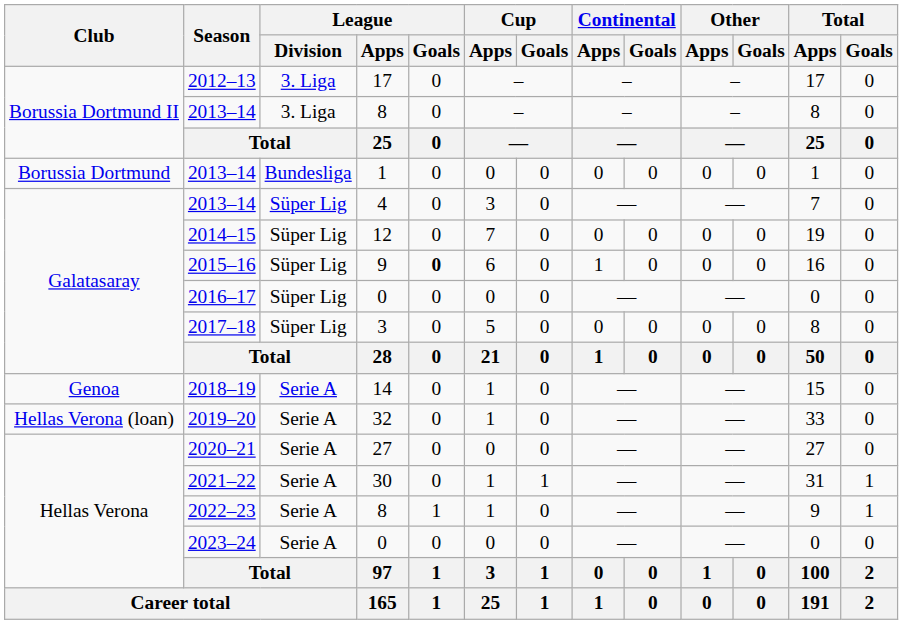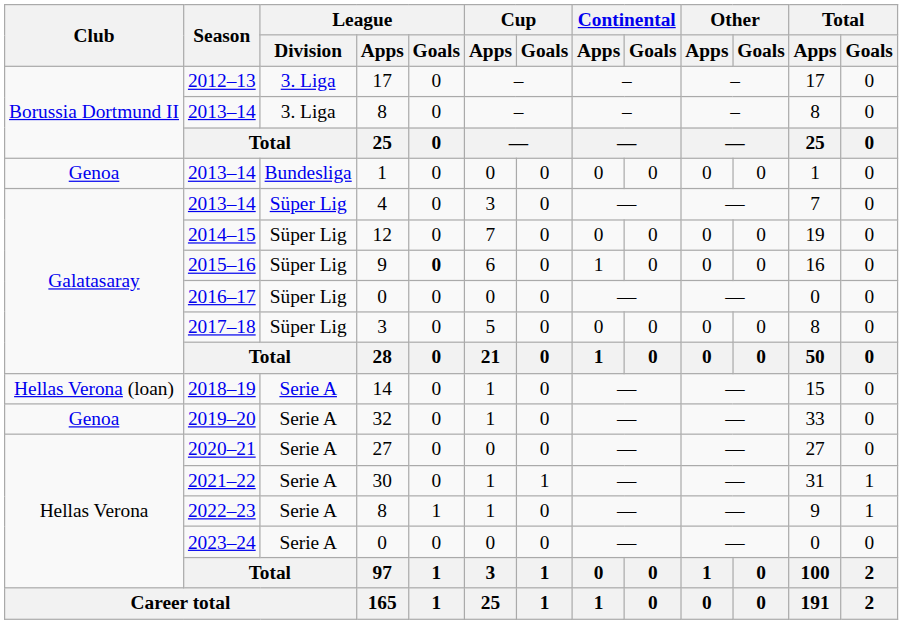(94, 173) Borussia Dortmund -> (94, 173) Genoa
(94, 388) Genoa -> (94, 388) Hellas Verona (loan)
(94, 419) Hellas Verona (loan) -> (94, 419) Genoa
